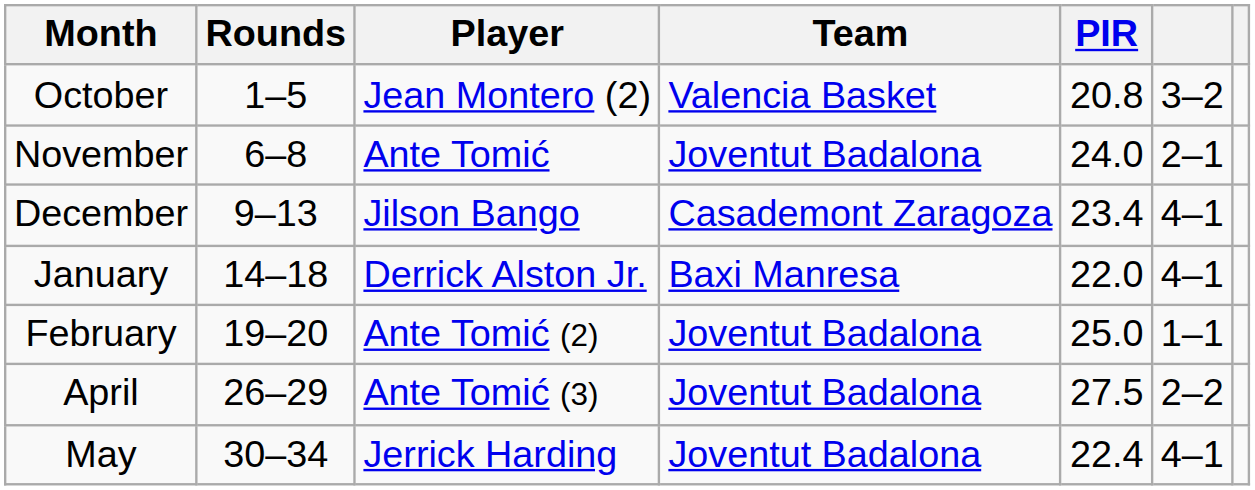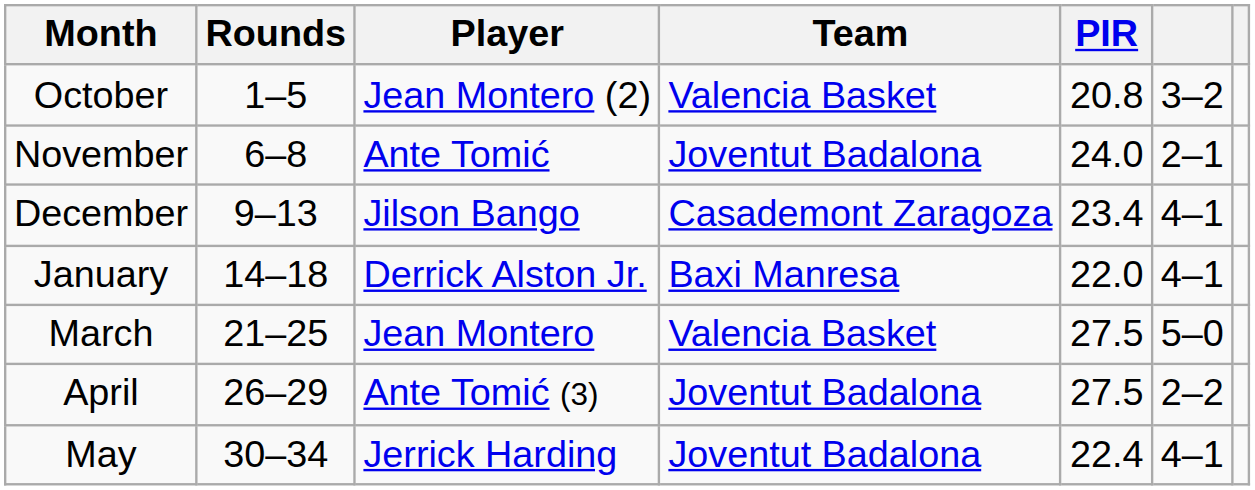- row: (101, 333)
+ row: (101, 333)
